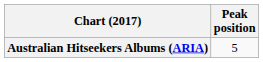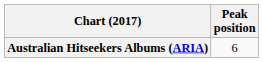(235, 47) 5 -> (235, 47) 6
